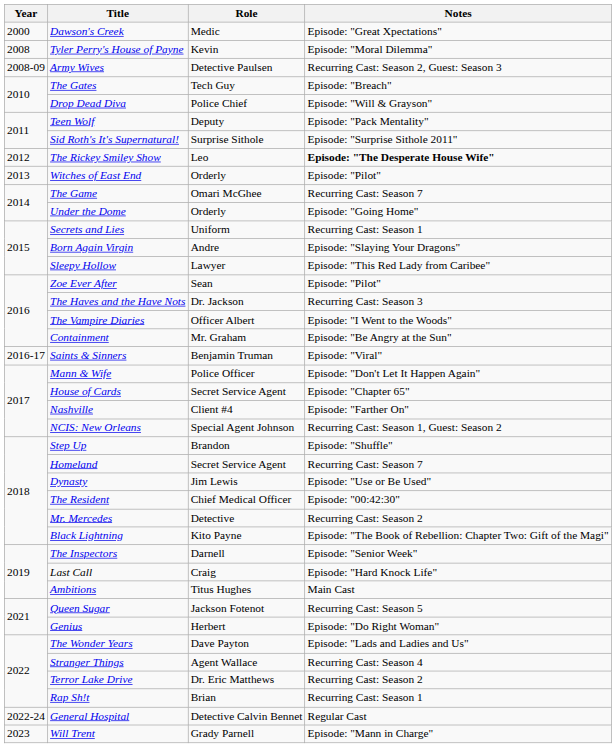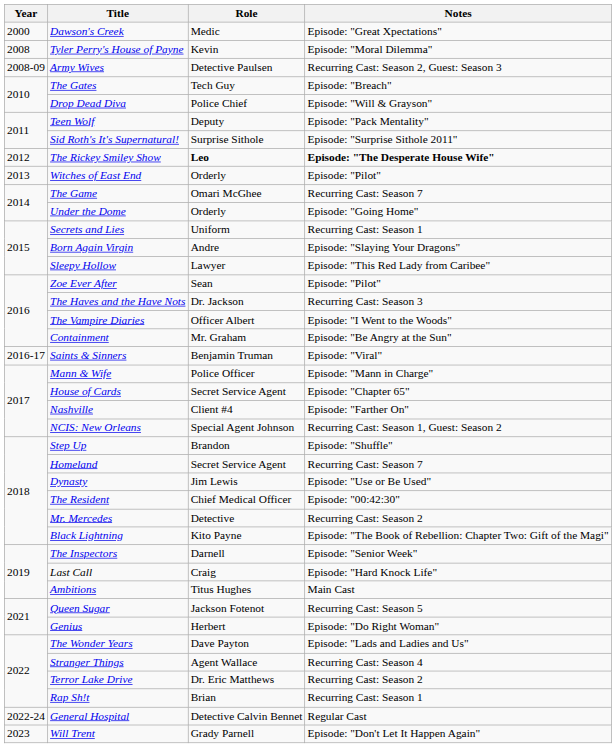(199, 157) normal -> (200, 157) bold
(394, 373) Episode: "Don't Let It Happen Again" -> (370, 373) Episode: "Mann in Charge"
(370, 734) Episode: "Mann in Charge" -> (394, 734) Episode: "Don't Let It Happen Again"
